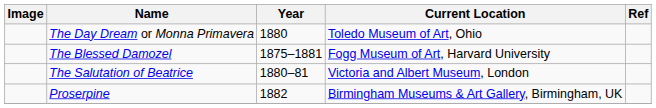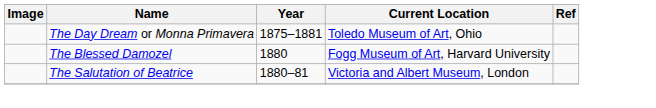(274, 34) 1880 -> (291, 34) 1875–1881
(291, 53) 1875–1881 -> (274, 53) 1880
- row: (80, 93)
